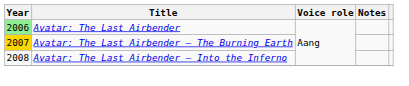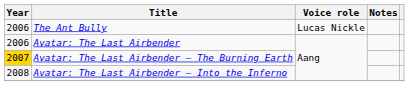+ row: (70, 27)
(18, 27) lightgreen background -> (18, 42) no background
